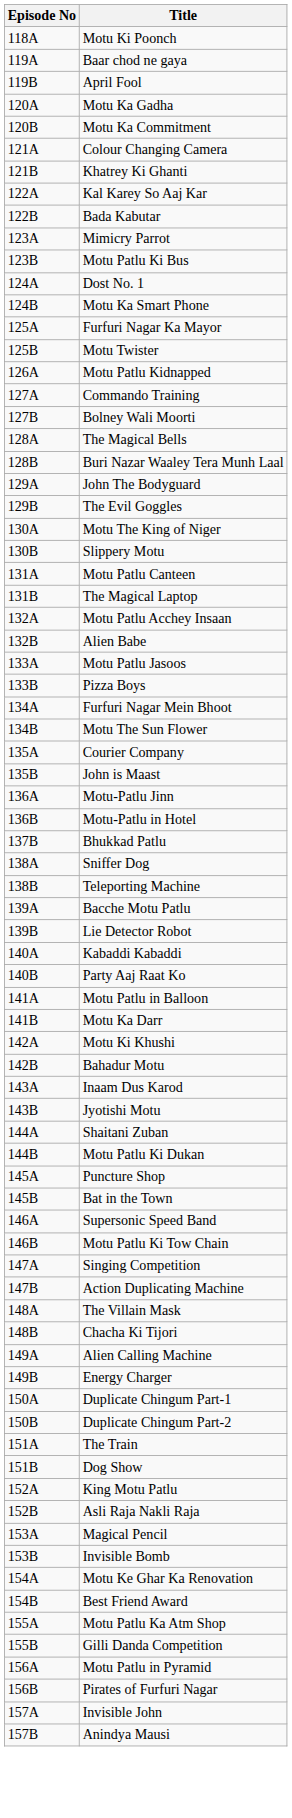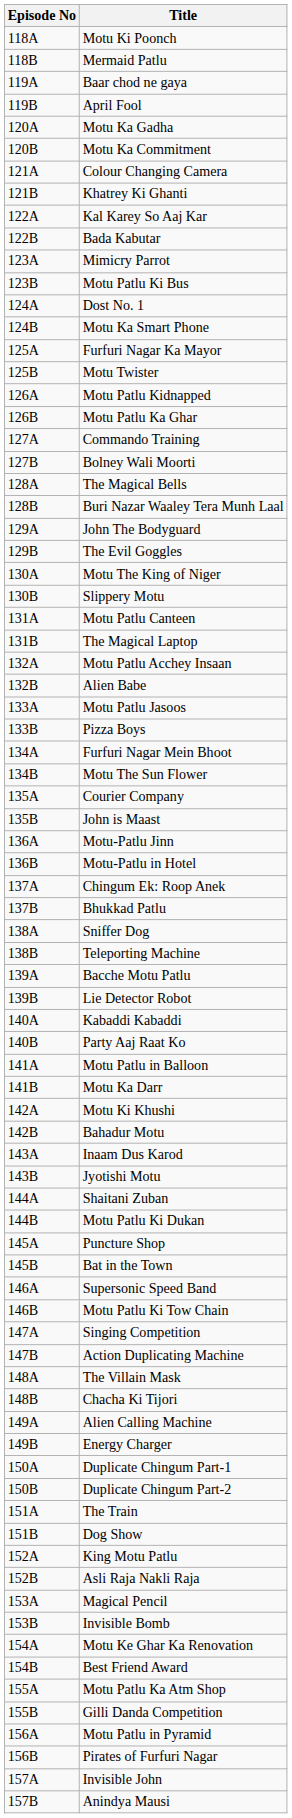+ row: (125, 60)
+ row: (140, 417)
+ row: (154, 886)
